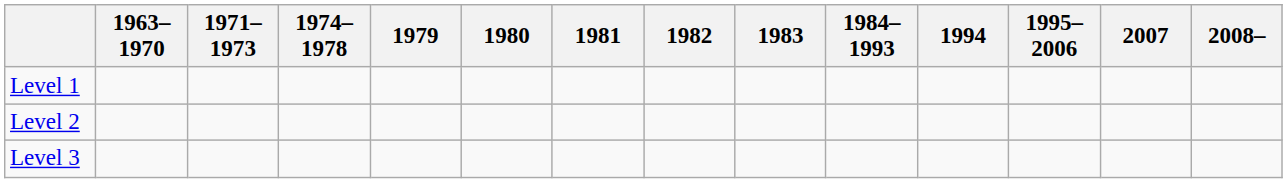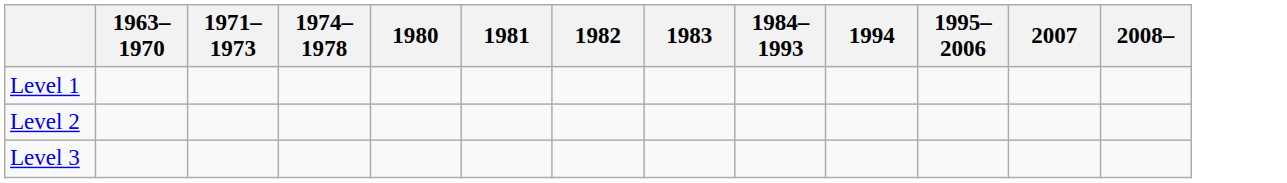- column: (415, 35)
